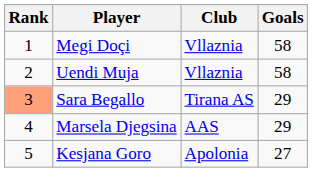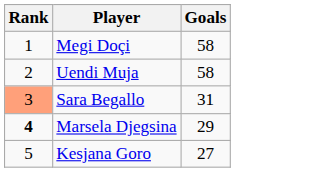- column: (219, 18)
(283, 99) 29 -> (205, 99) 31
(28, 126) normal -> (28, 126) bold
